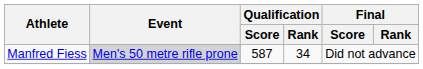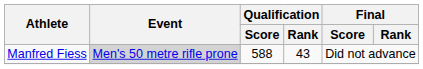(262, 54) 587 -> (262, 54) 588
(303, 54) 34 -> (303, 54) 43
